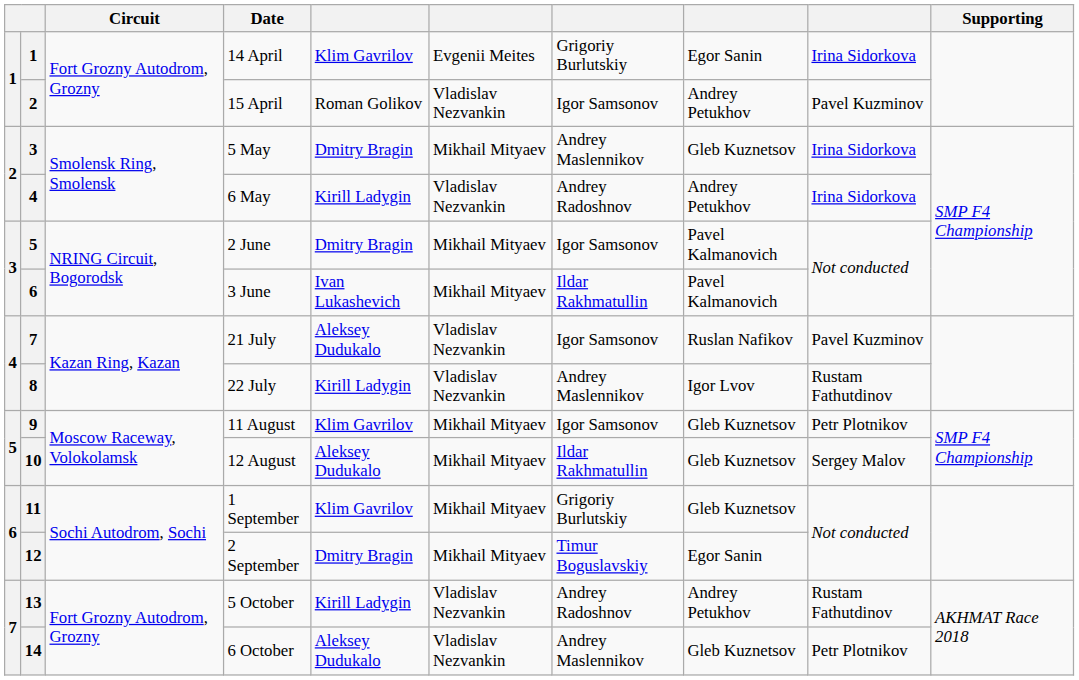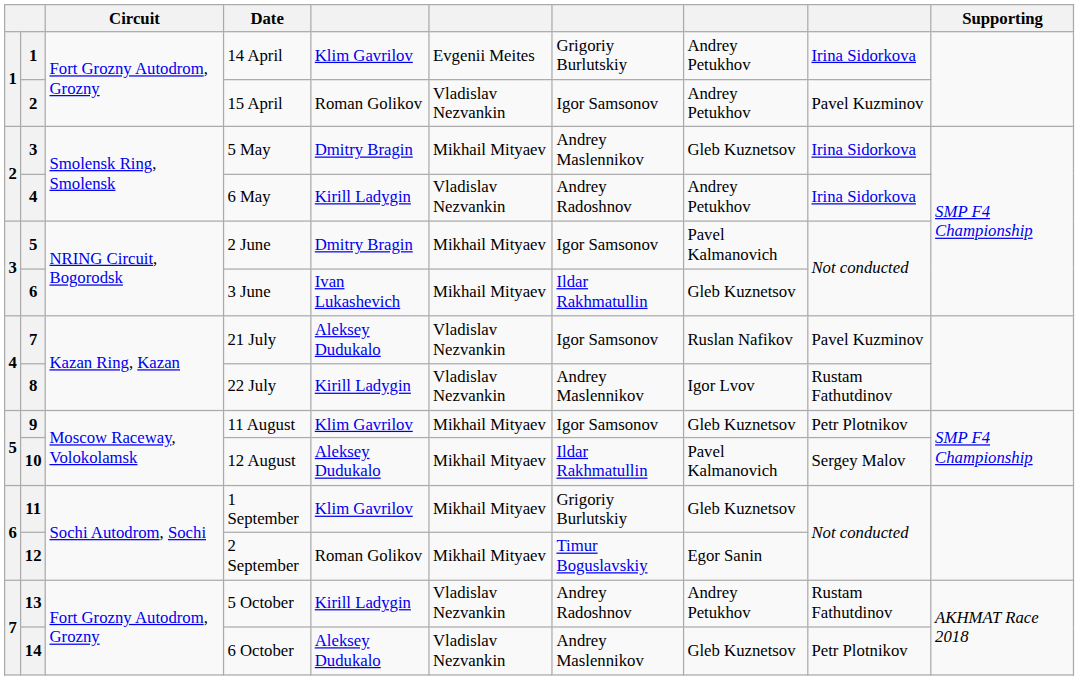(725, 55) Egor Sanin -> (719, 55) Andrey Petukhov
(732, 291) Pavel Kalmanovich -> (741, 291) Gleb Kuznetsov
(741, 461) Gleb Kuznetsov -> (732, 461) Pavel Kalmanovich
(364, 555) Dmitry Bragin -> (368, 555) Roman Golikov
